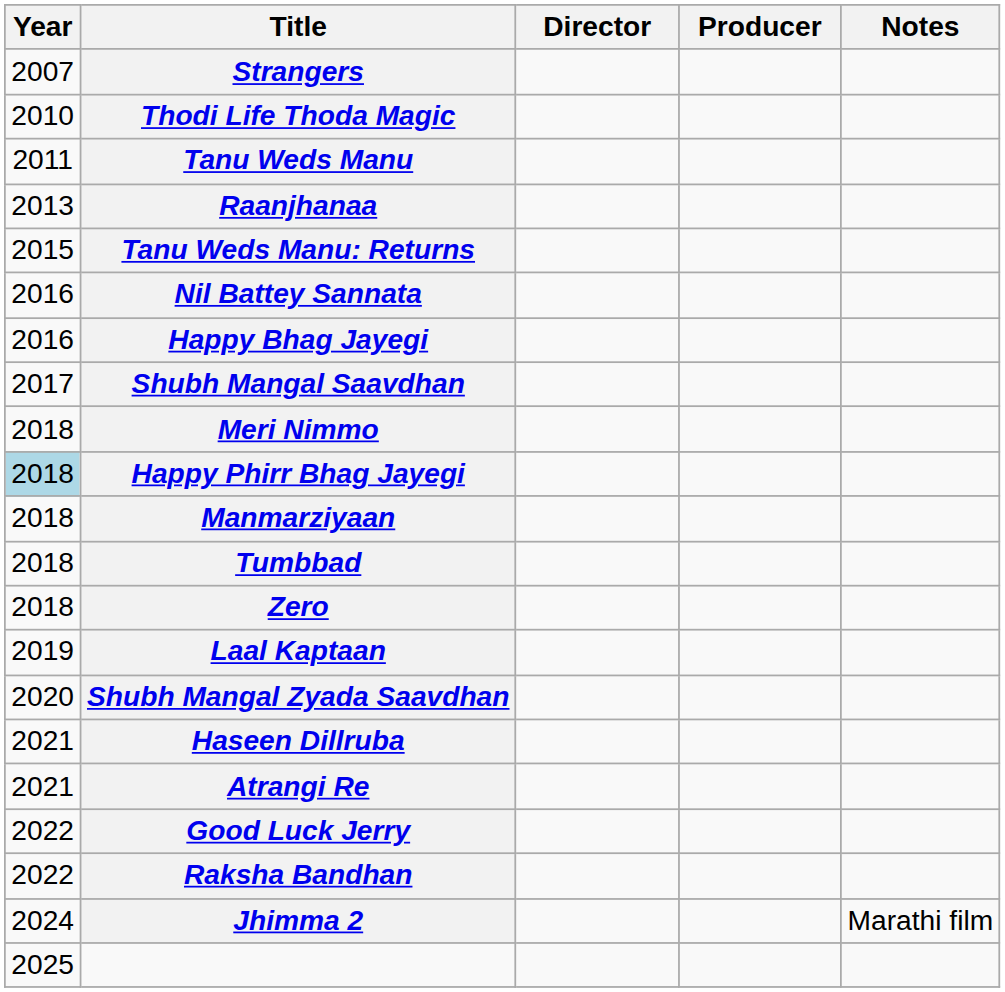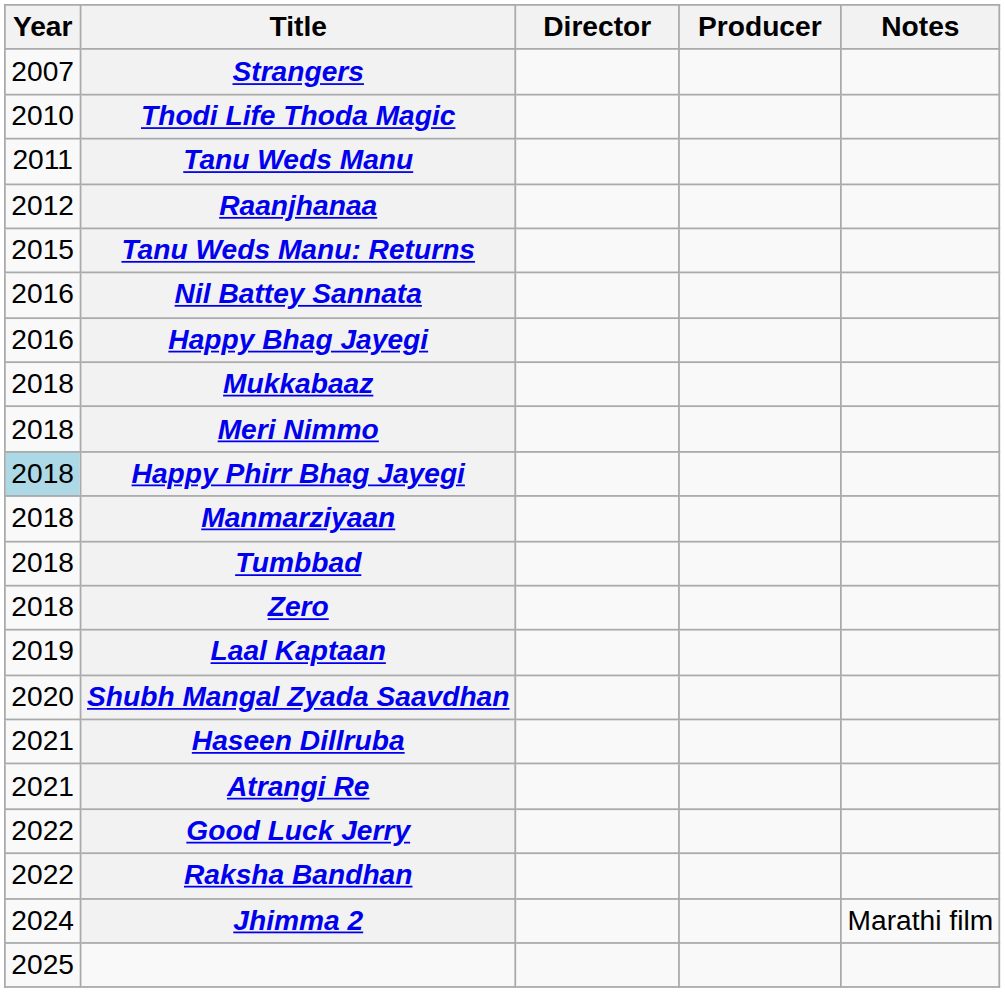(43, 205) 2013 -> (43, 205) 2012
- row: (298, 384)
+ row: (298, 384)
